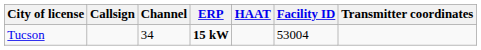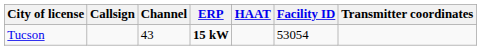(147, 34) 34 -> (147, 34) 43
(293, 34) 53004 -> (293, 34) 53054
